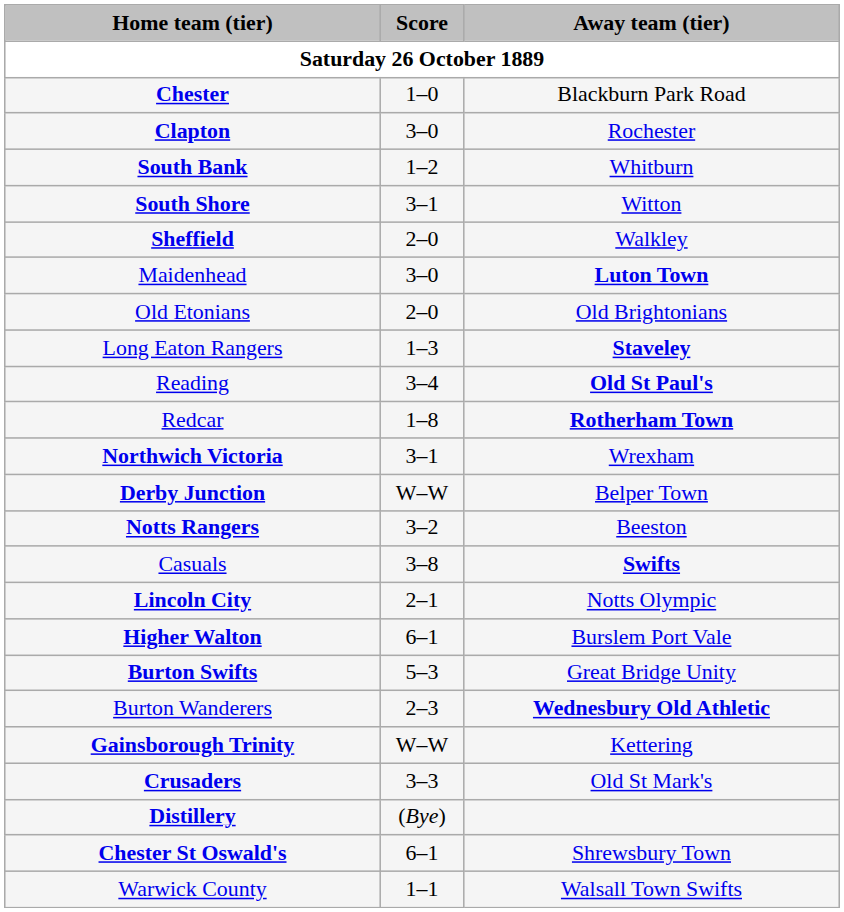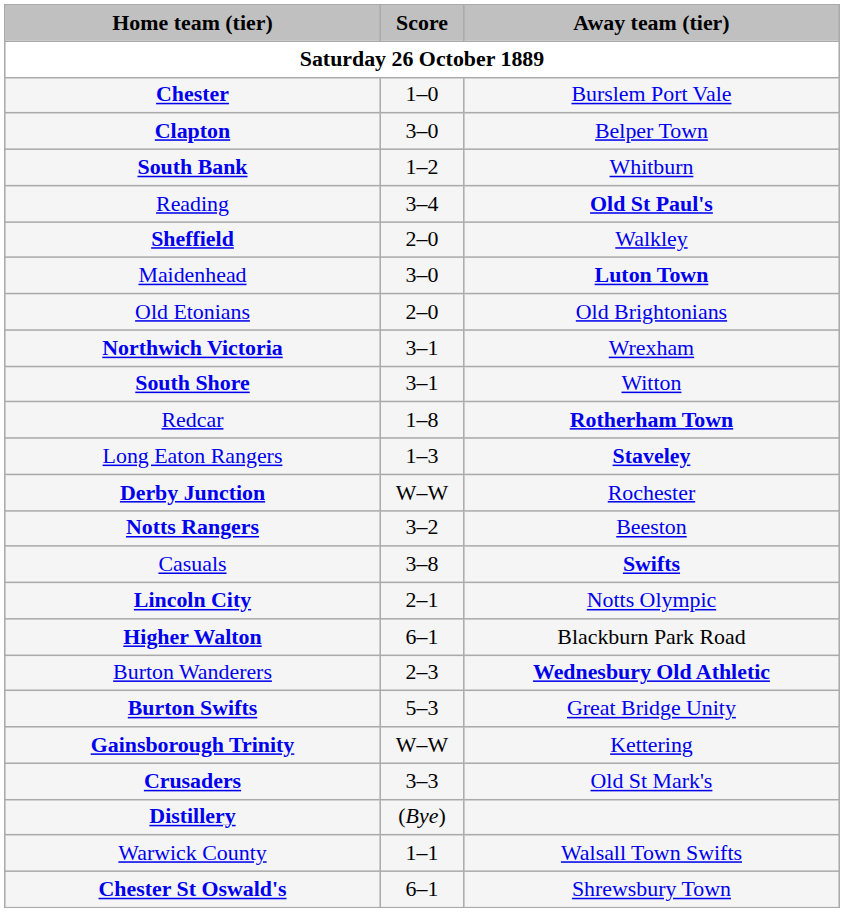(651, 95) Blackburn Park Road -> (651, 95) Burslem Port Vale
(651, 131) Rochester -> (651, 131) Belper Town
rows swapped: (193, 383) <-> (193, 203)
rows swapped: (193, 456) <-> (193, 347)
(651, 492) Belper Town -> (651, 492) Rochester
(651, 636) Burslem Port Vale -> (651, 636) Blackburn Park Road
rows swapped: (193, 672) <-> (193, 708)
rows swapped: (193, 889) <-> (193, 853)
